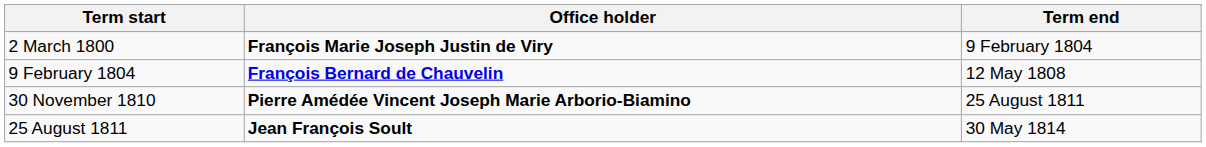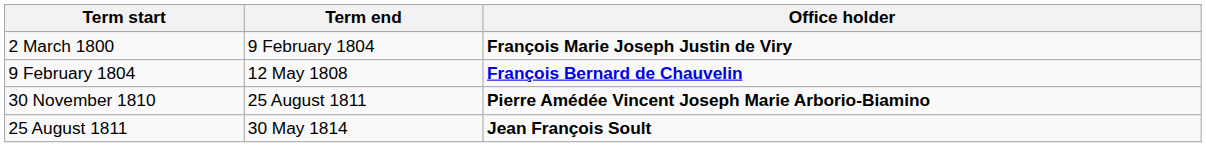columns swapped: (1081, 18) <-> (603, 18)
